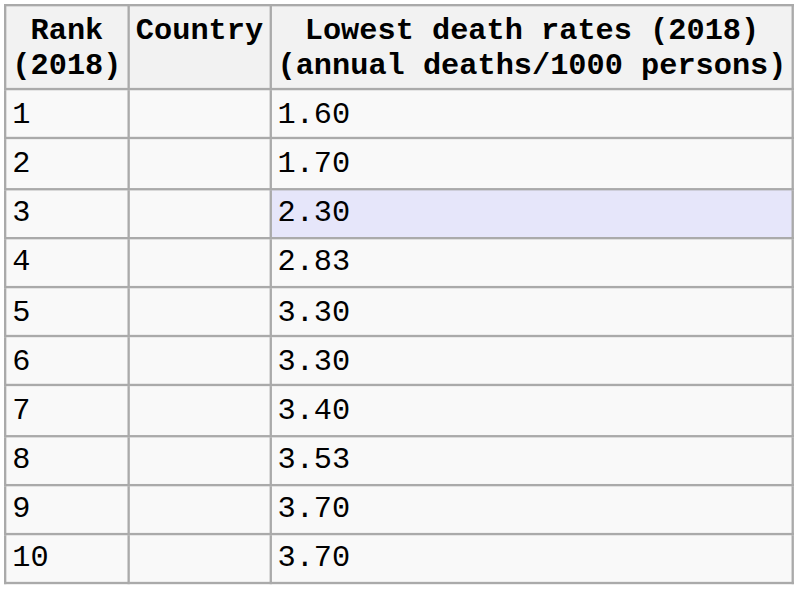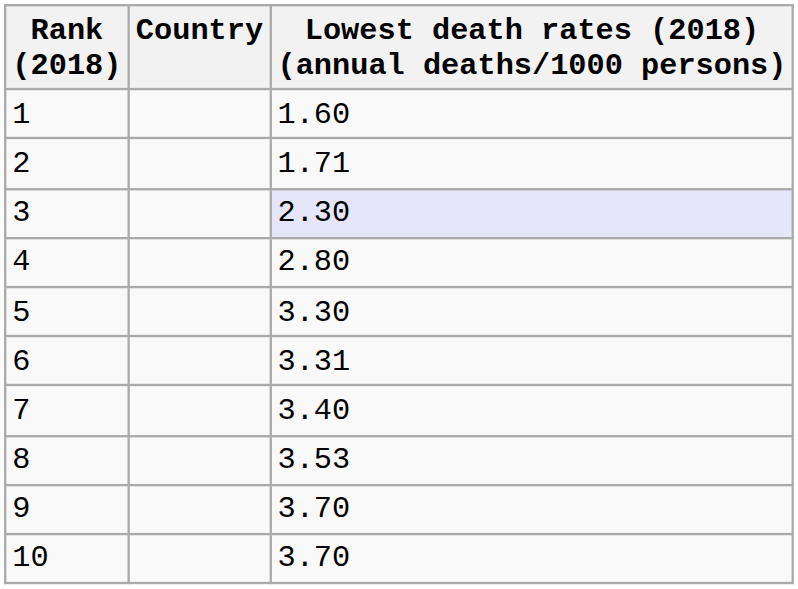(314, 164) 1.70 -> (314, 164) 1.71
(314, 262) 2.83 -> (314, 262) 2.80
(314, 361) 3.30 -> (314, 361) 3.31
